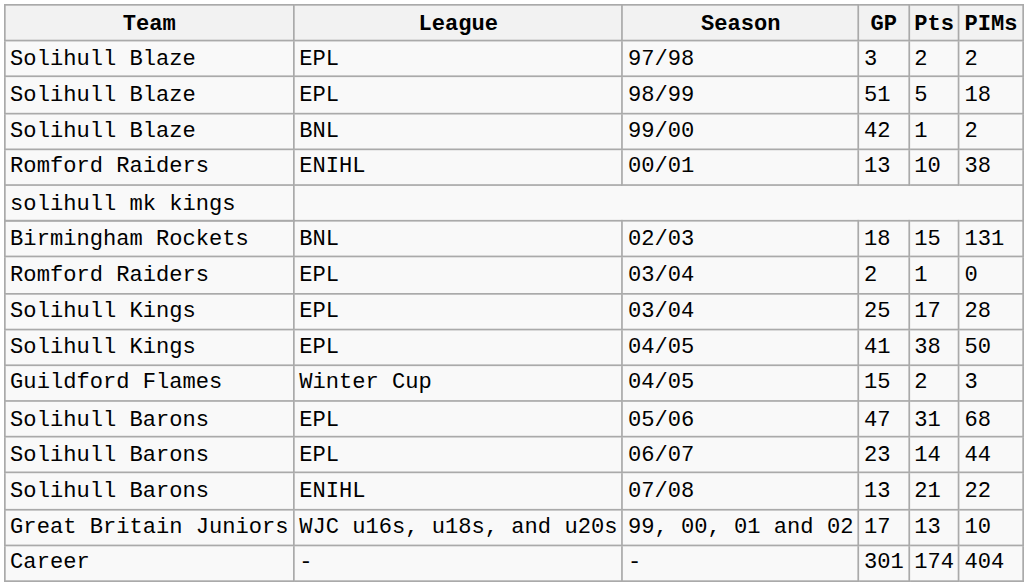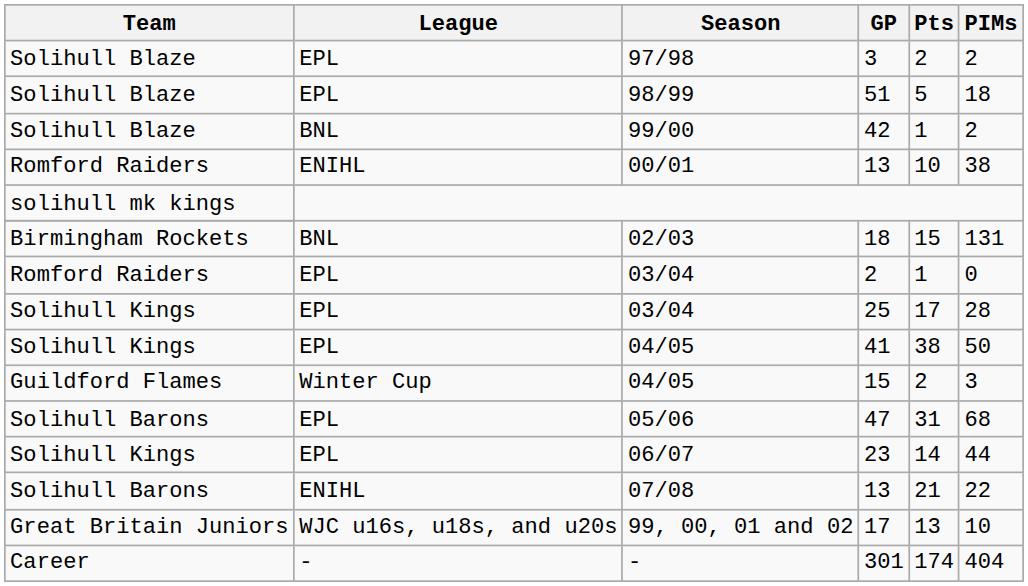(110, 455) Solihull Barons -> (103, 455) Solihull Kings
